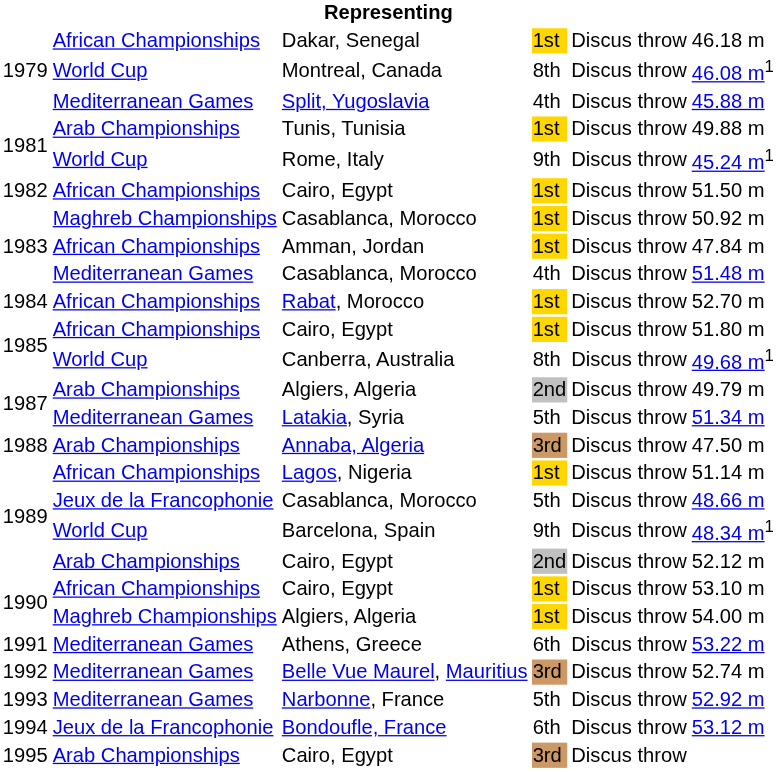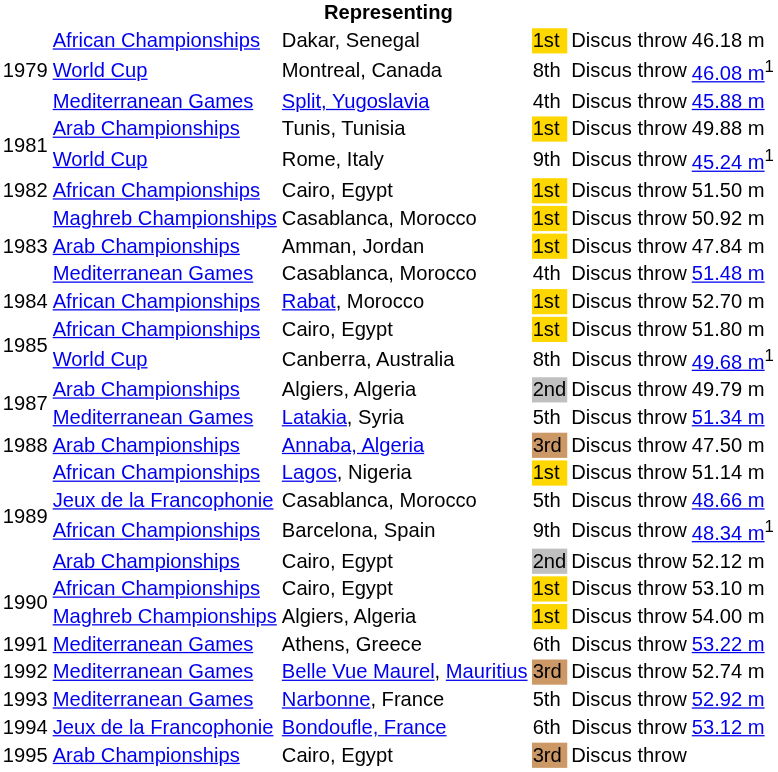(156, 245) African Championships -> (146, 245) Arab Championships
(100, 531) World Cup -> (156, 531) African Championships
